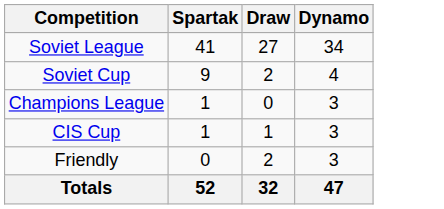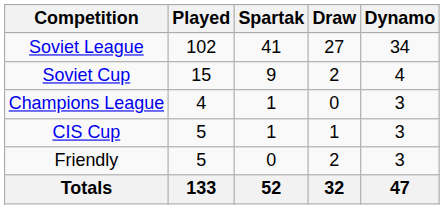+ column: (201, 18)
